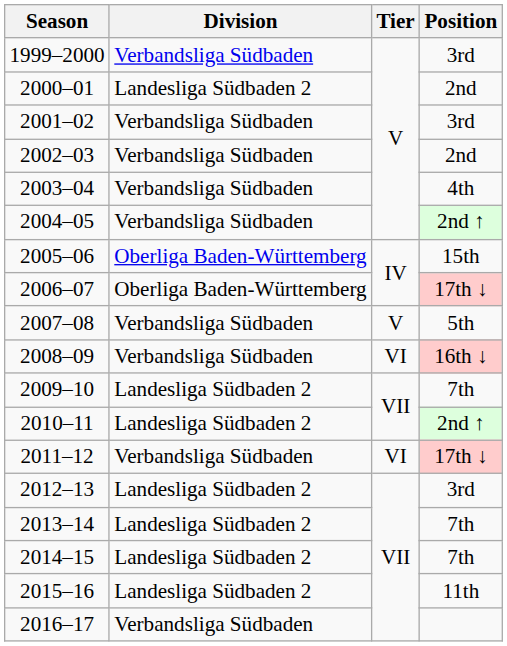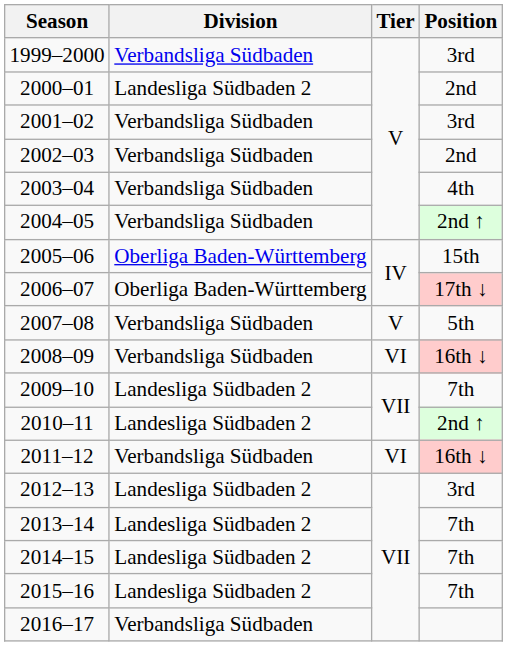(461, 456) 17th ↓ -> (461, 456) 16th ↓
(461, 590) 11th -> (461, 590) 7th
